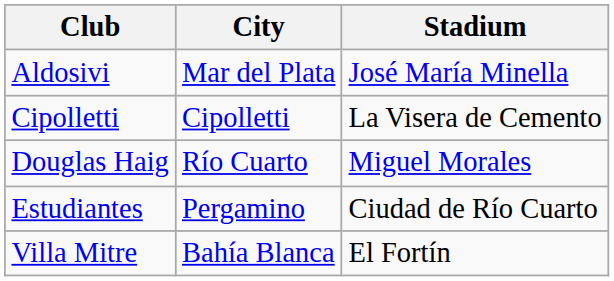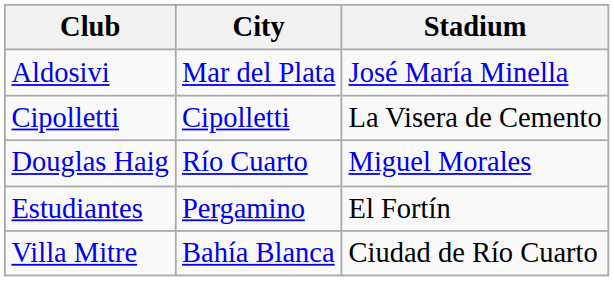(473, 207) Ciudad de Río Cuarto -> (400, 207) El Fortín
(400, 252) El Fortín -> (473, 252) Ciudad de Río Cuarto
